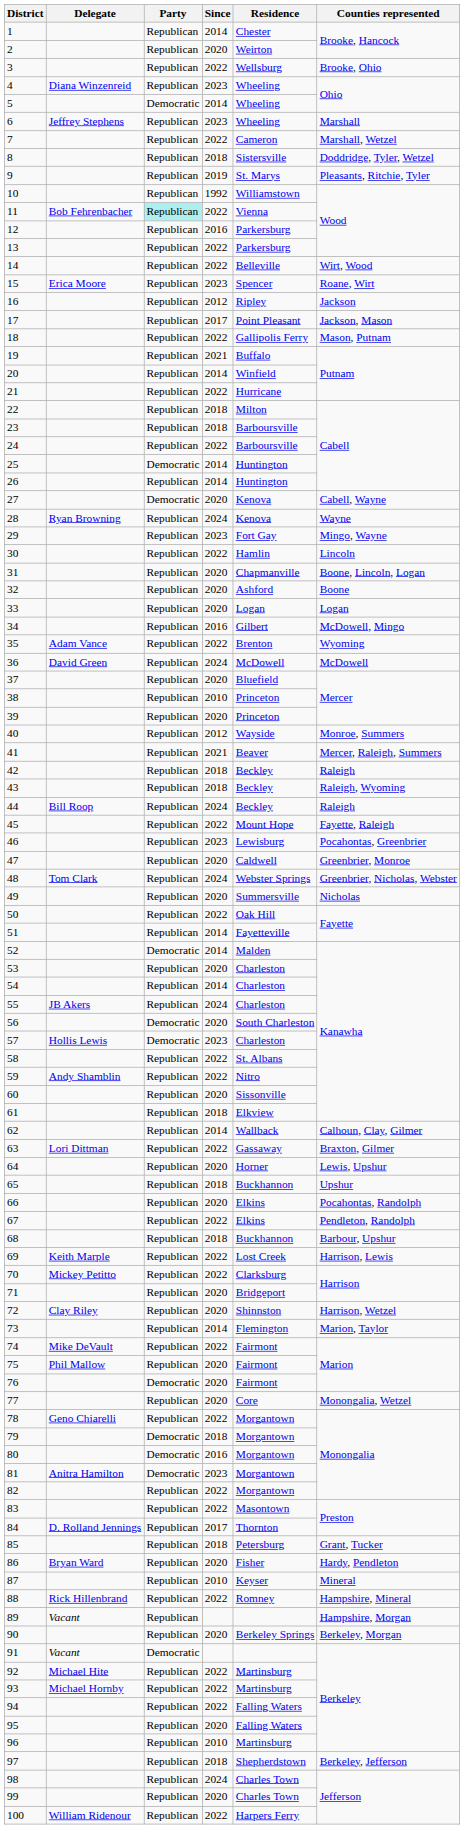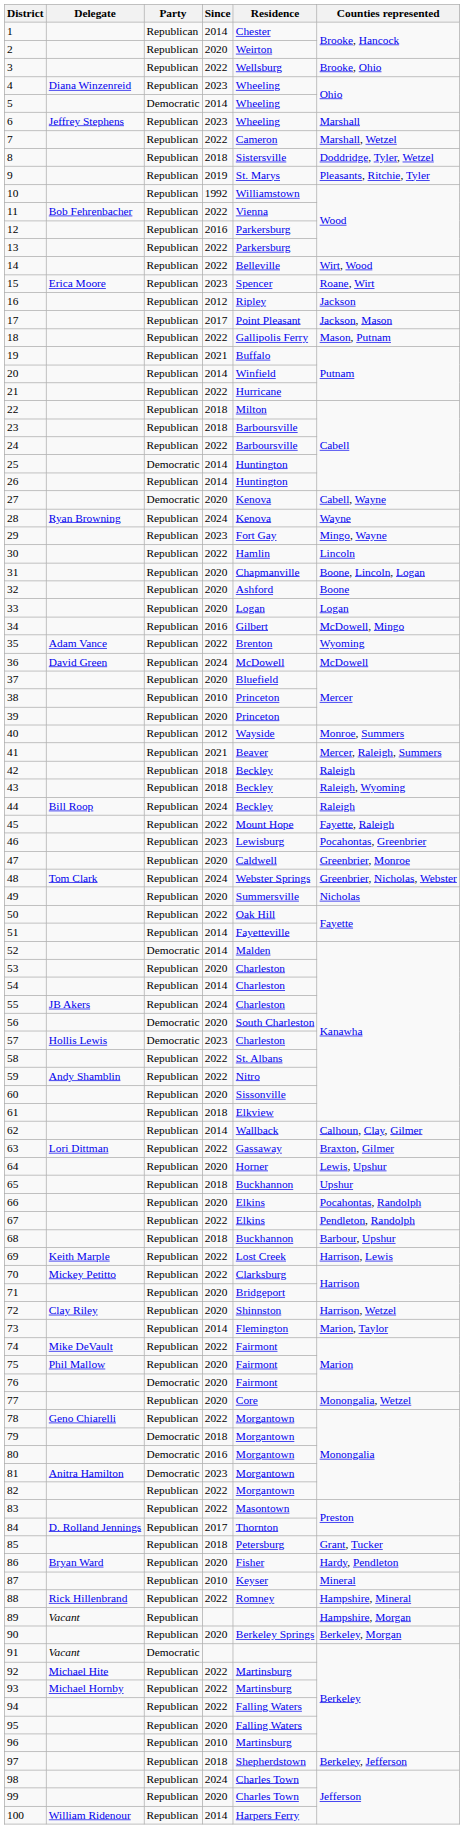(172, 211) paleturquoise background -> (172, 211) no background
(216, 1815) 2022 -> (216, 1815) 2014
